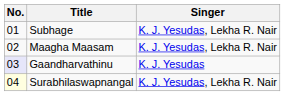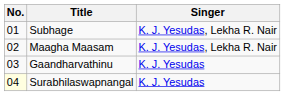(13, 64) lavender background -> (13, 64) no background
(208, 82) K. J. Yesudas, Lekha R. Nair -> (171, 82) K. J. Yesudas
